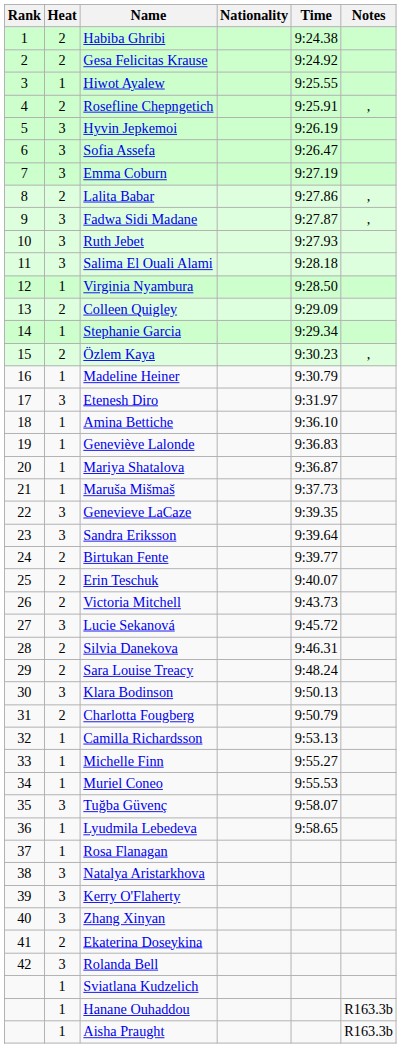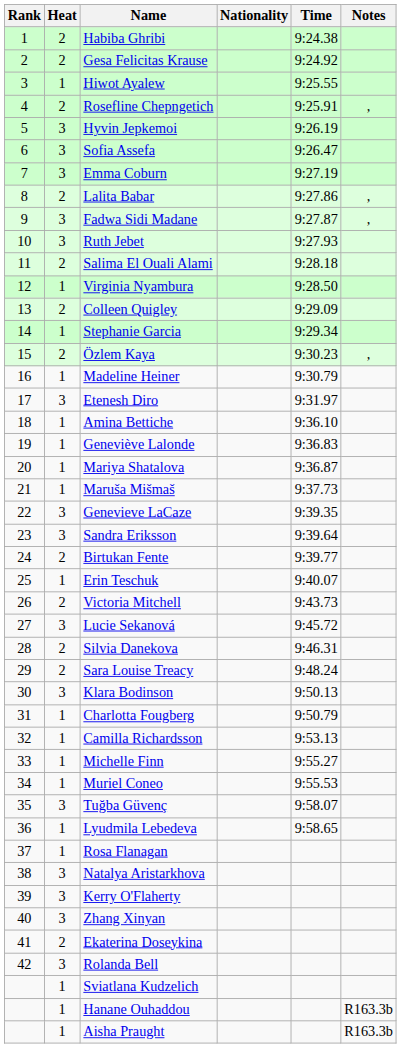(62, 264) 3 -> (62, 264) 2
(62, 580) 2 -> (62, 580) 1
(62, 715) 2 -> (62, 715) 1
